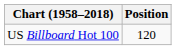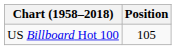(146, 34) 120 -> (146, 34) 105
